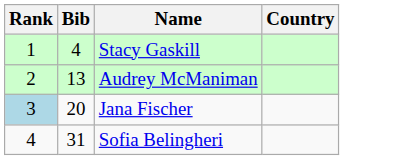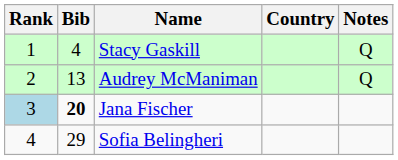+ column: (366, 19)
(76, 109) normal -> (76, 109) bold
(76, 139) 31 -> (76, 139) 29
